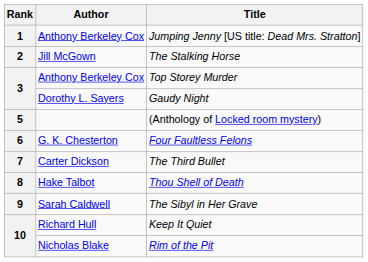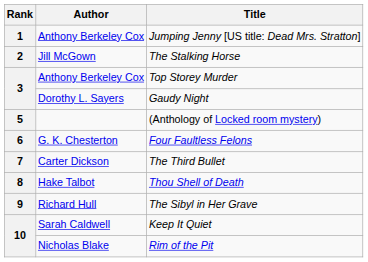(74, 204) Sarah Caldwell -> (67, 204) Richard Hull
(67, 225) Richard Hull -> (74, 225) Sarah Caldwell
